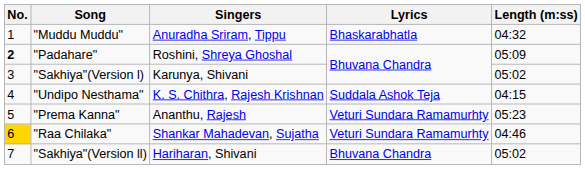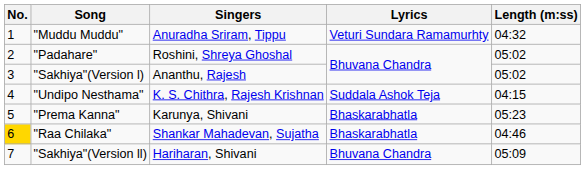(373, 35) Bhaskarabhatla -> (409, 35) Veturi Sundara Ramamurhty
(11, 55) bold -> (11, 55) normal
(510, 55) 05:09 -> (510, 55) 05:02
(200, 75) Karunya, Shivani -> (199, 75) Ananthu, Rajesh
(199, 114) Ananthu, Rajesh -> (200, 114) Karunya, Shivani
(409, 114) Veturi Sundara Ramamurhty -> (373, 114) Bhaskarabhatla
(409, 134) Veturi Sundara Ramamurhty -> (373, 134) Bhaskarabhatla
(510, 154) 05:02 -> (510, 154) 05:09
